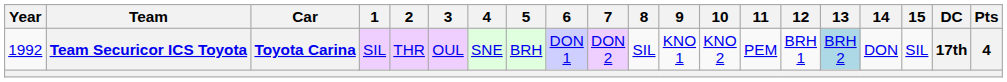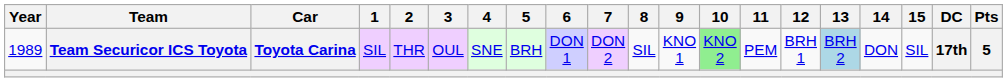(25, 49) 1992 -> (25, 49) 1989
(720, 49) no background -> (720, 49) lightgreen background
(986, 49) 4 -> (986, 49) 5
